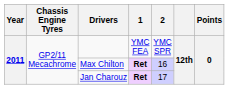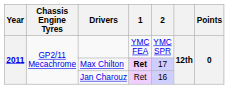(163, 64) 16 -> (163, 64) 17
(140, 77) bold -> (140, 77) normal
(163, 77) 17 -> (163, 77) 16
